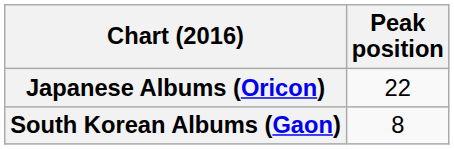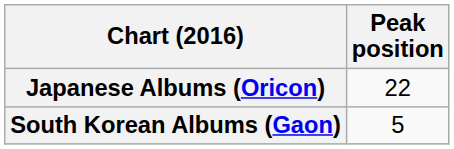(398, 125) 8 -> (398, 125) 5
